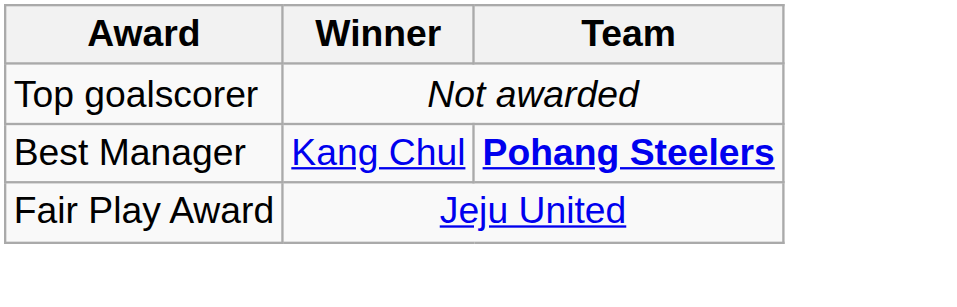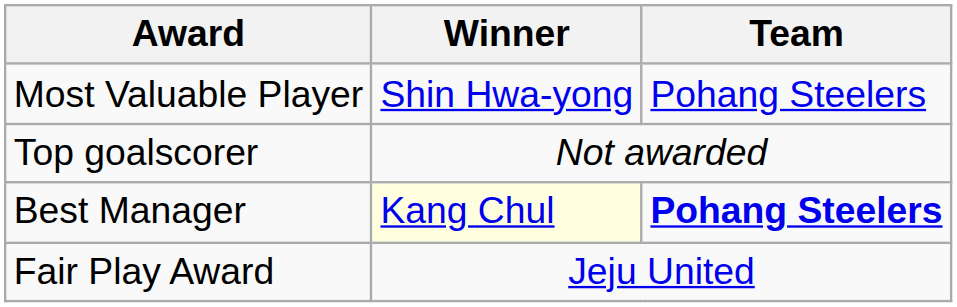+ row: (189, 93)
(378, 152) no background -> (467, 211) lightyellow background
